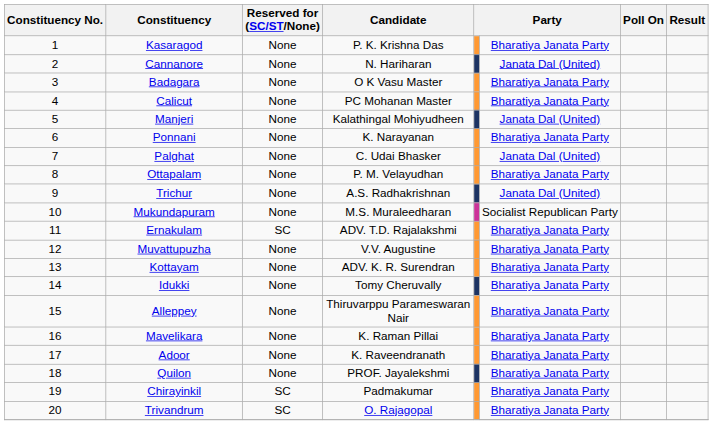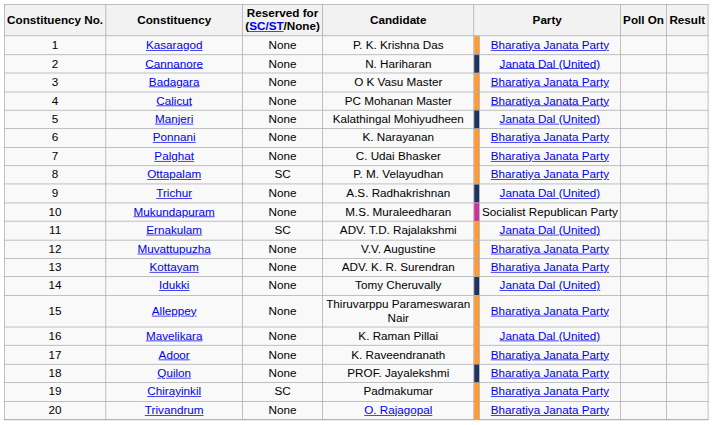(550, 156) Janata Dal (United) -> (550, 156) Bharatiya Janata Party
(283, 175) None -> (283, 175) SC
(550, 230) Bharatiya Janata Party -> (550, 230) Janata Dal (United)
(550, 286) Bharatiya Janata Party -> (550, 286) Janata Dal (United)
(550, 336) Bharatiya Janata Party -> (550, 336) Janata Dal (United)
(283, 410) SC -> (283, 410) None
